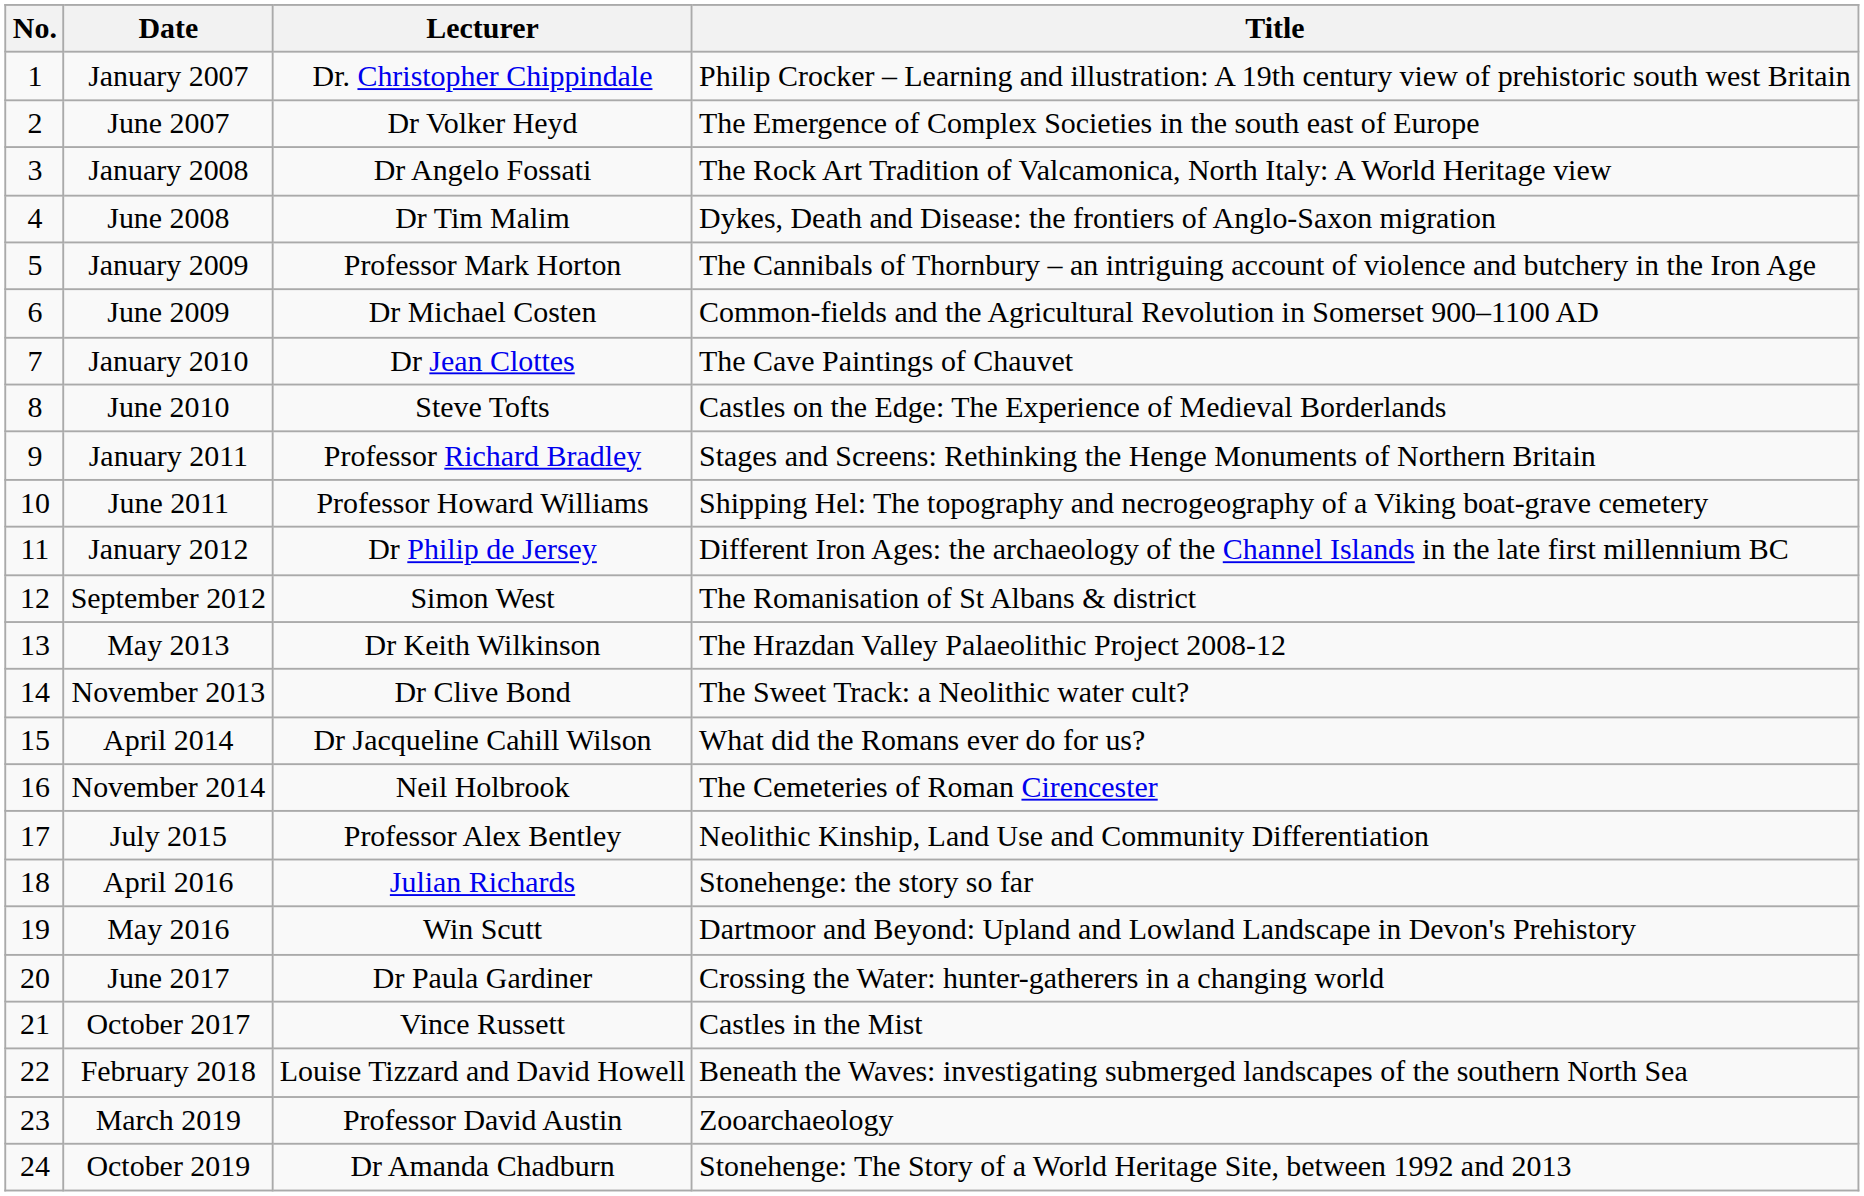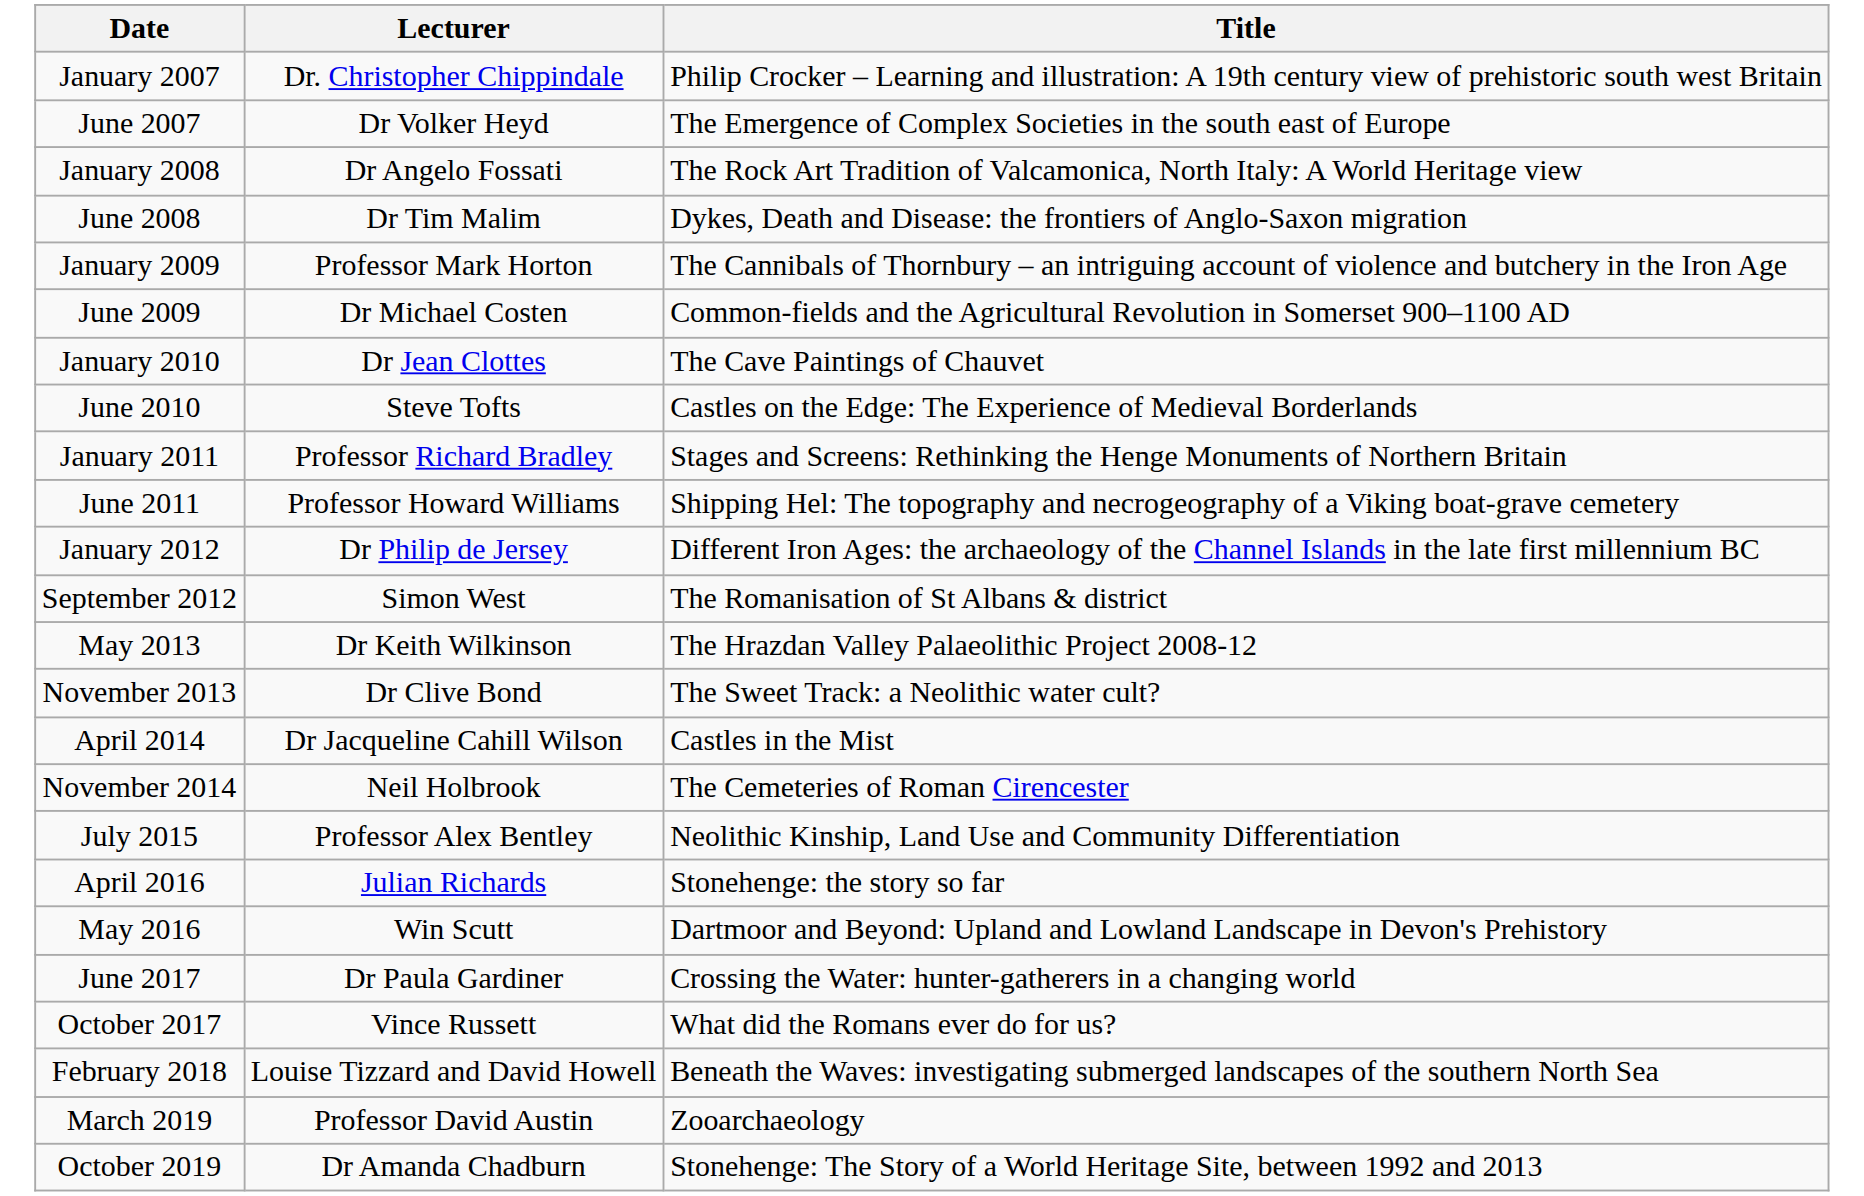- column: (35, 28)
(922, 739) What did the Romans ever do for us? -> (782, 739) Castles in the Mist
(811, 1024) Castles in the Mist -> (893, 1024) What did the Romans ever do for us?
